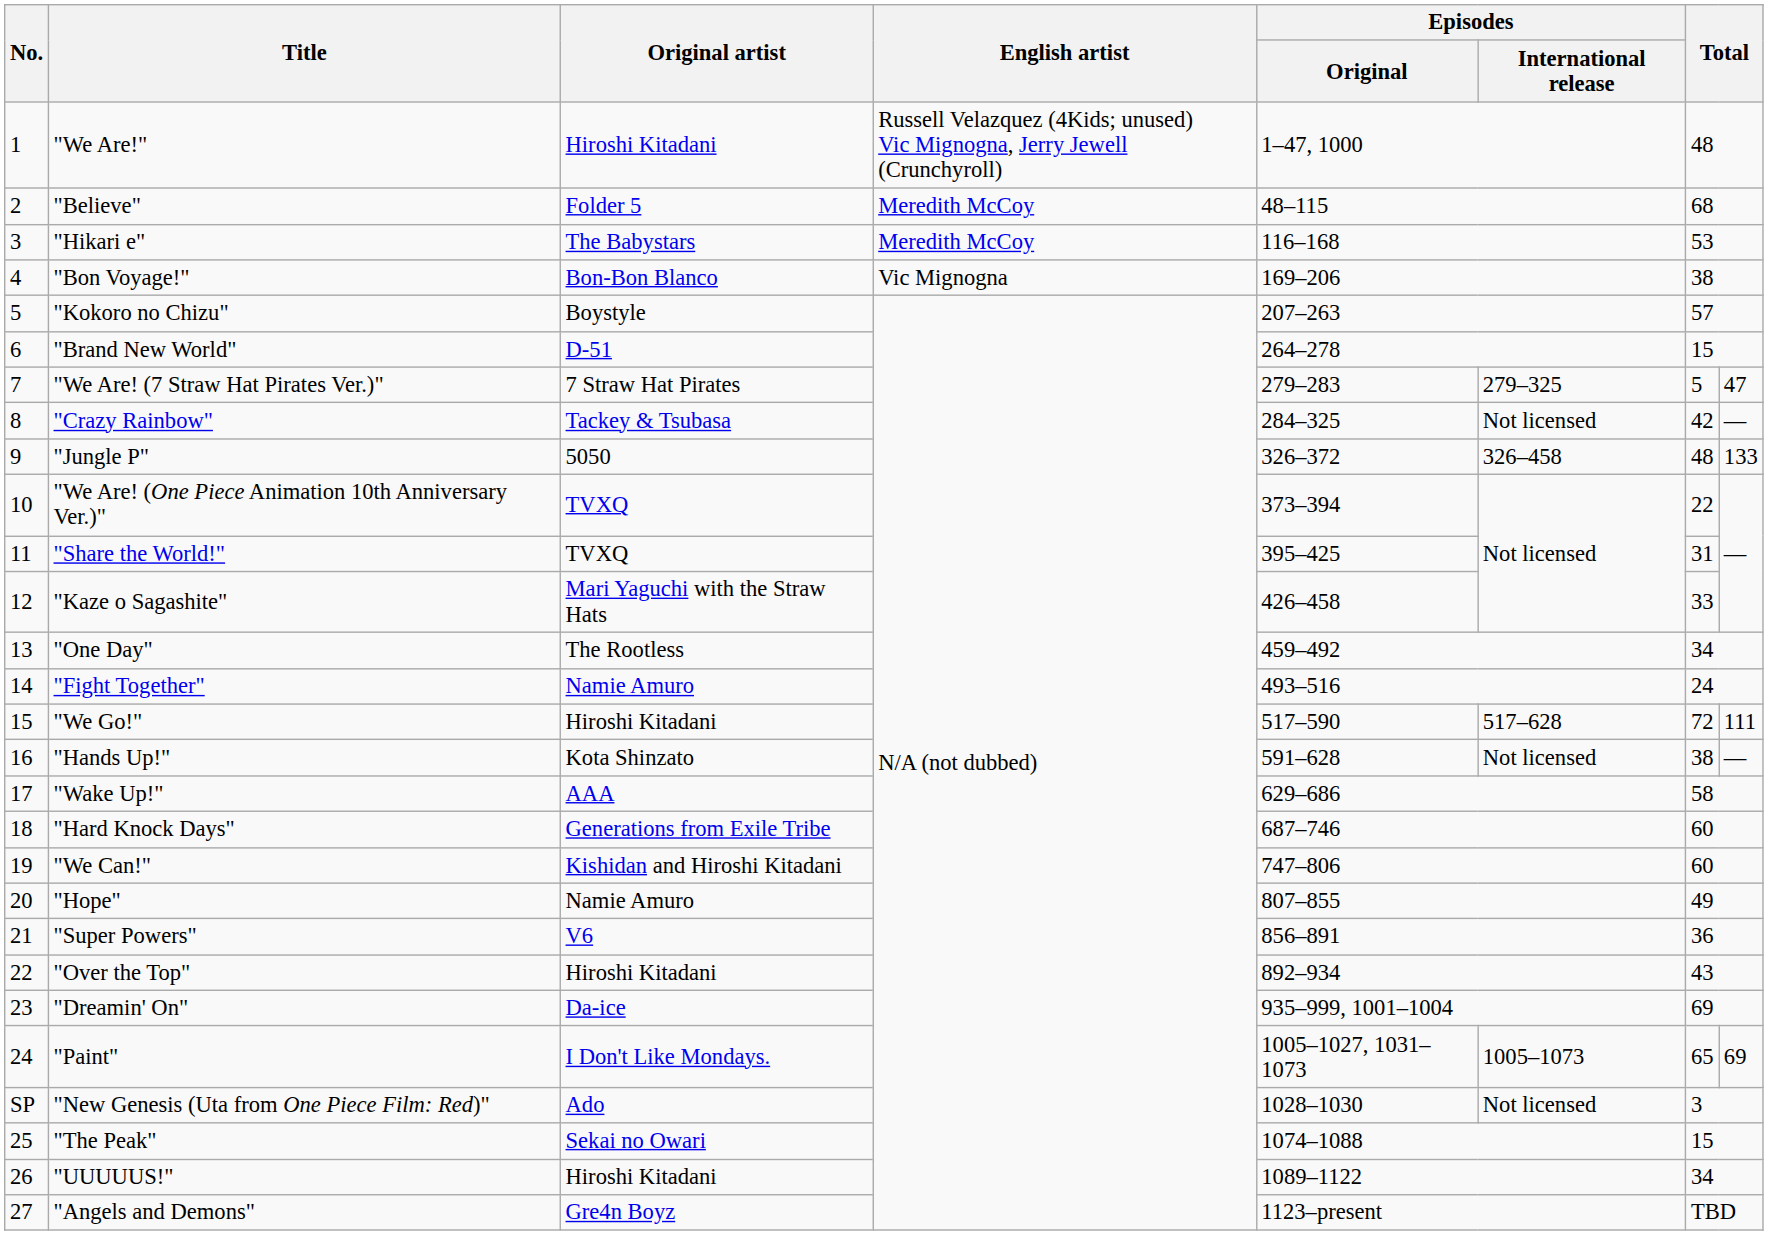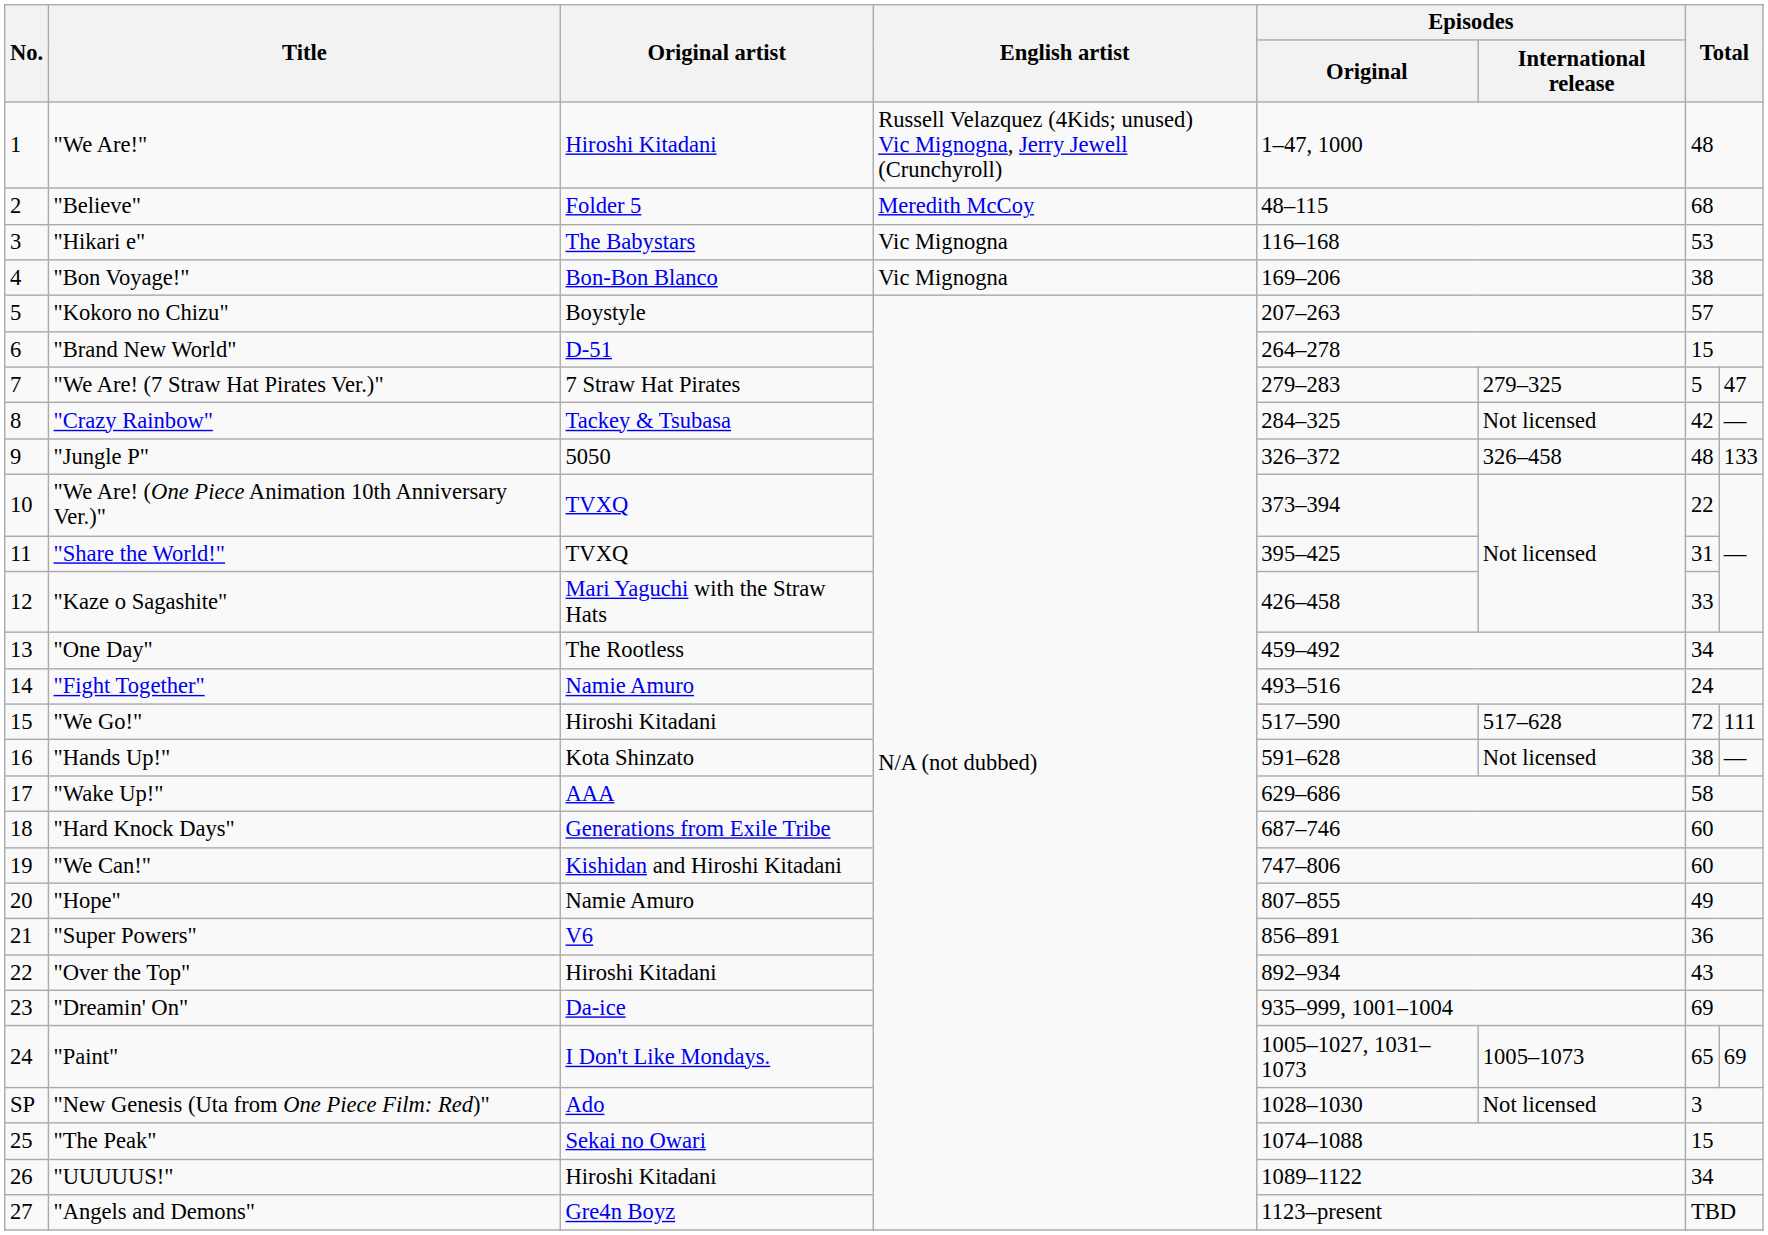(956, 241) Meredith McCoy -> (943, 241) Vic Mignogna
